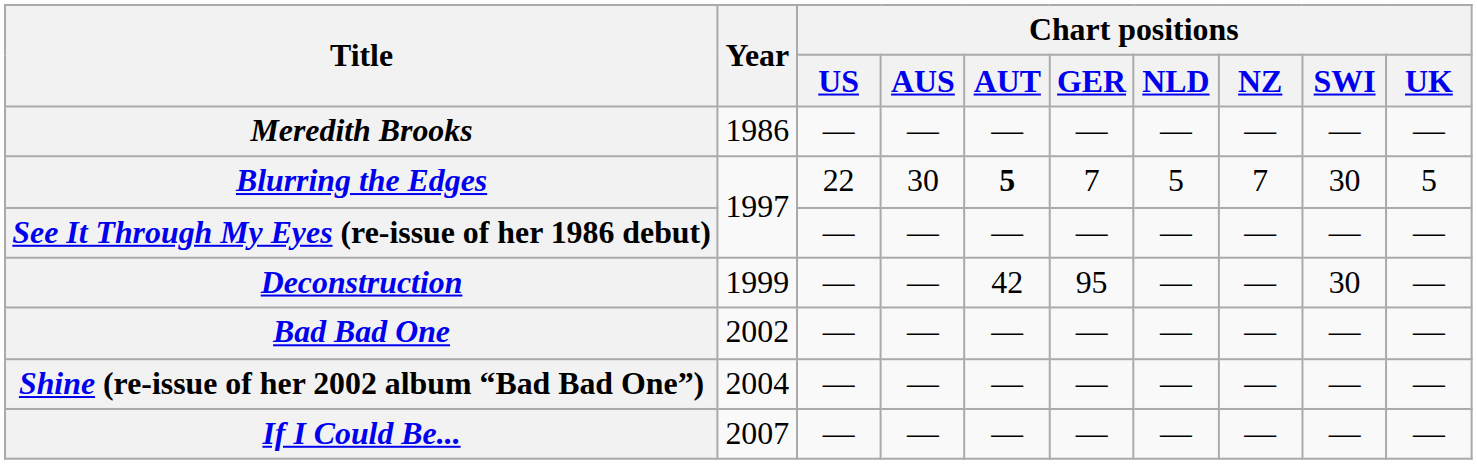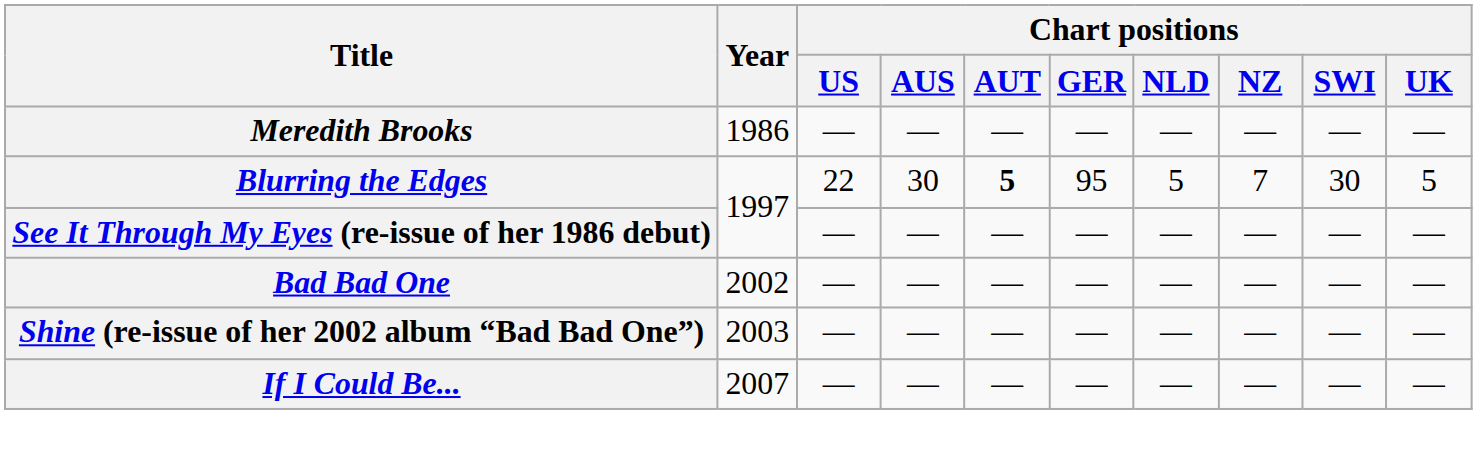(1092, 181) 7 -> (1092, 181) 95
- row: (362, 282)
(757, 383) 2004 -> (757, 332) 2003
